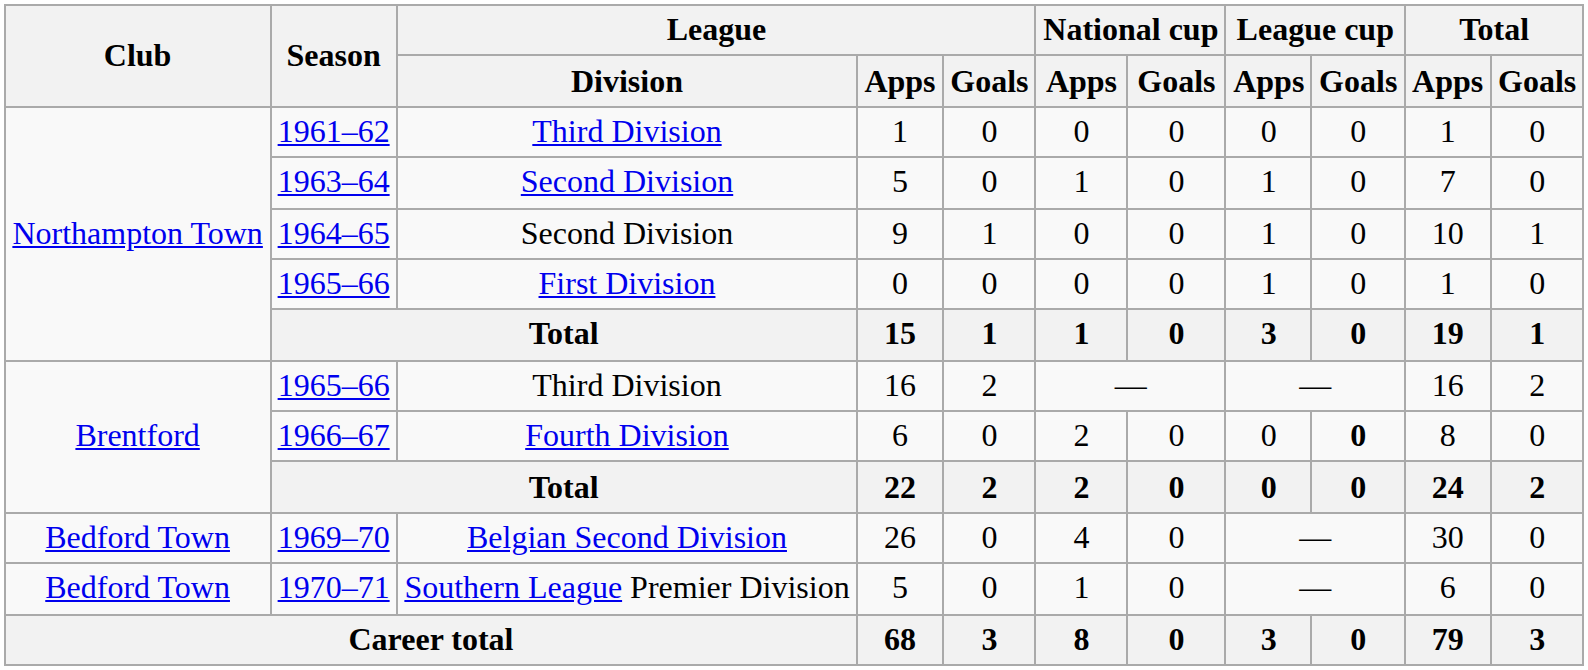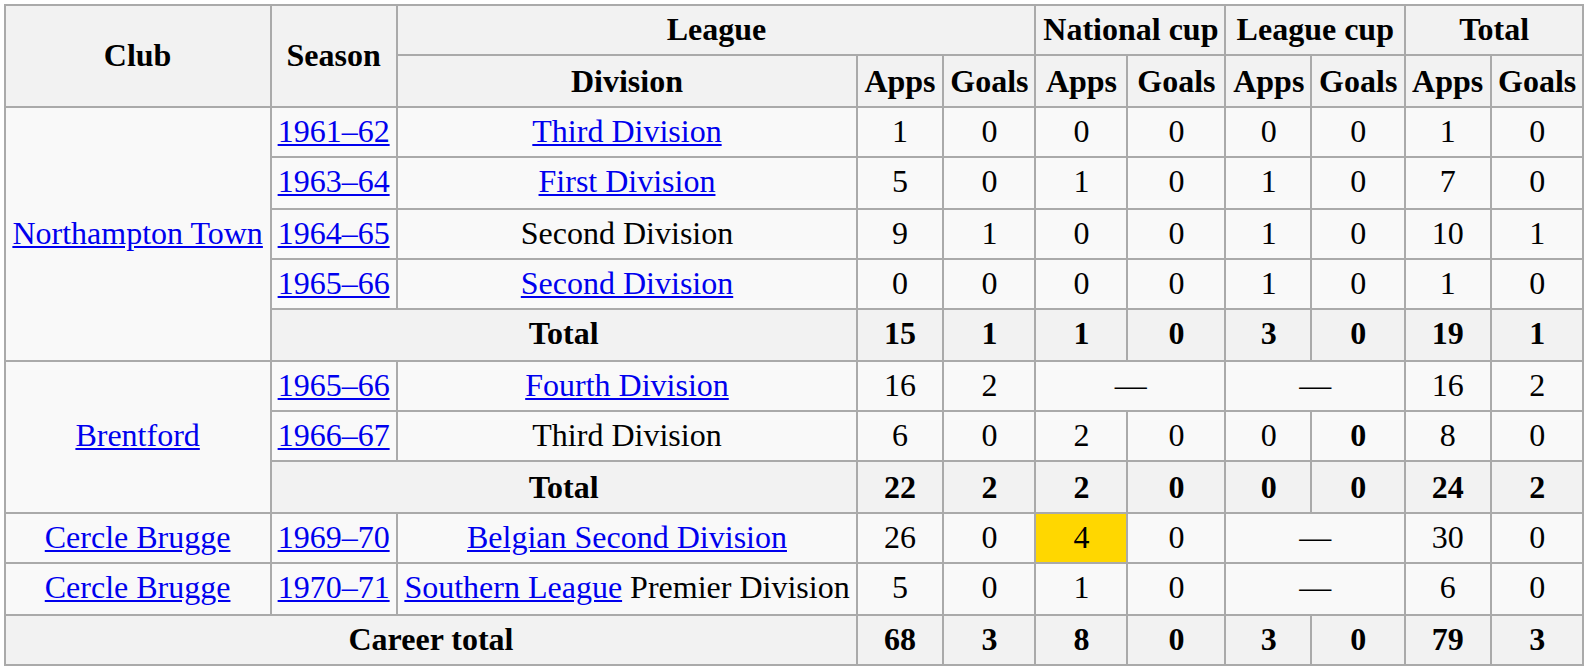(627, 182) Second Division -> (627, 182) First Division
(627, 283) First Division -> (627, 283) Second Division
(627, 385) Third Division -> (627, 385) Fourth Division
(627, 435) Fourth Division -> (627, 435) Third Division
(138, 537) Bedford Town -> (138, 537) Cercle Brugge
(1082, 537) no background -> (1082, 537) gold background
(138, 588) Bedford Town -> (138, 588) Cercle Brugge
